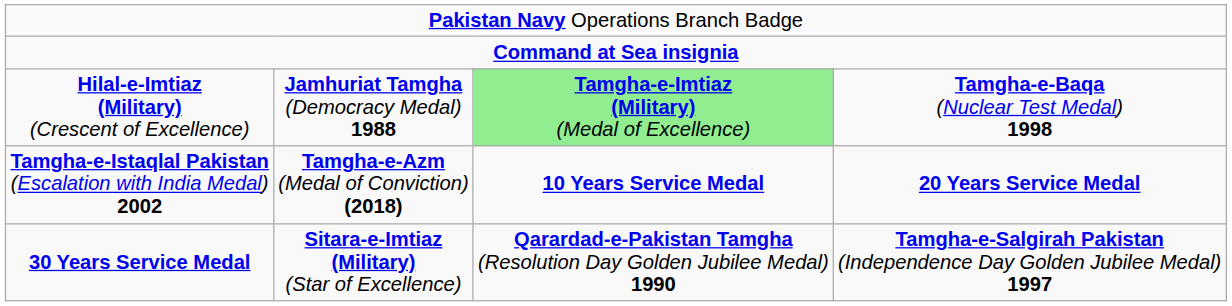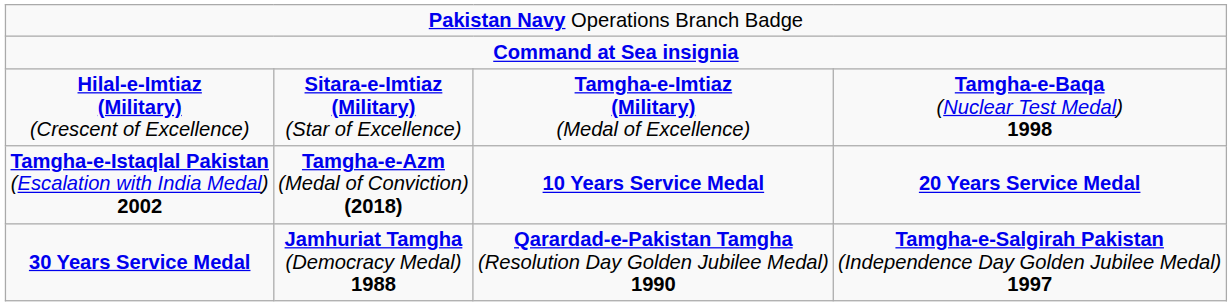(373, 107) Jamhuriat Tamgha (Democracy Medal) 1988 -> (373, 107) Sitara-e-Imtiaz (Military) (Star of Excellence)
(653, 107) lightgreen background -> (653, 107) no background
(373, 261) Sitara-e-Imtiaz (Military) (Star of Excellence) -> (373, 261) Jamhuriat Tamgha (Democracy Medal) 1988
